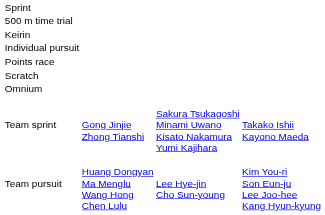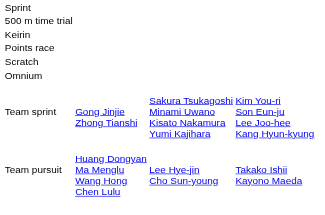- row: (42, 48)
(275, 131) Takako Ishii Kayono Maeda -> (275, 117) Kim You-ri Son Eun-ju Lee Joo-hee Kang Hyun-kyung
(282, 189) Kim You-ri Son Eun-ju Lee Joo-hee Kang Hyun-kyung -> (269, 175) Takako Ishii Kayono Maeda
